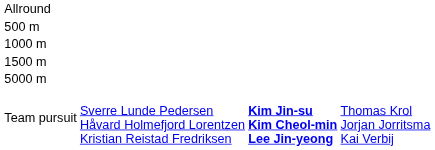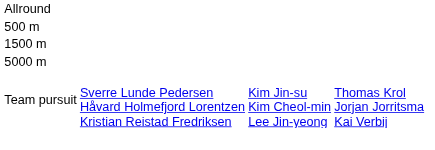- row: (25, 44)
(293, 124) bold -> (290, 107) normal
